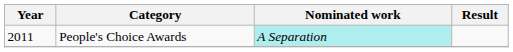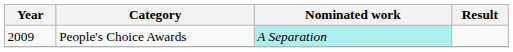(21, 36) 2011 -> (21, 36) 2009
